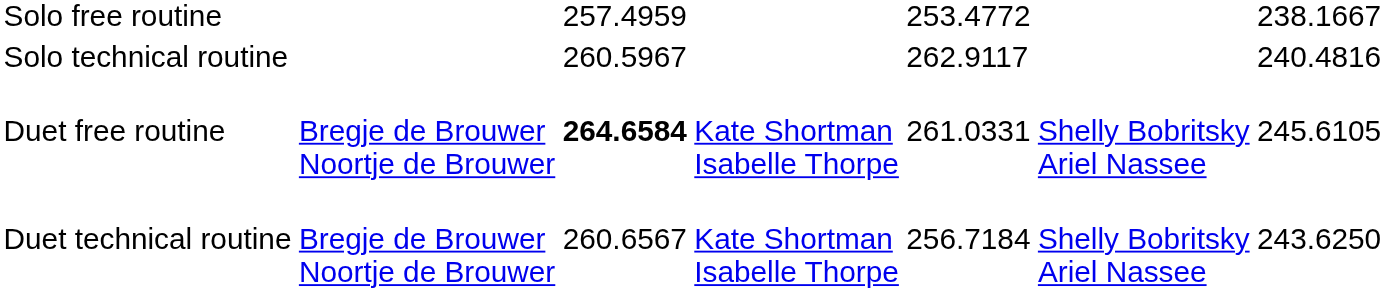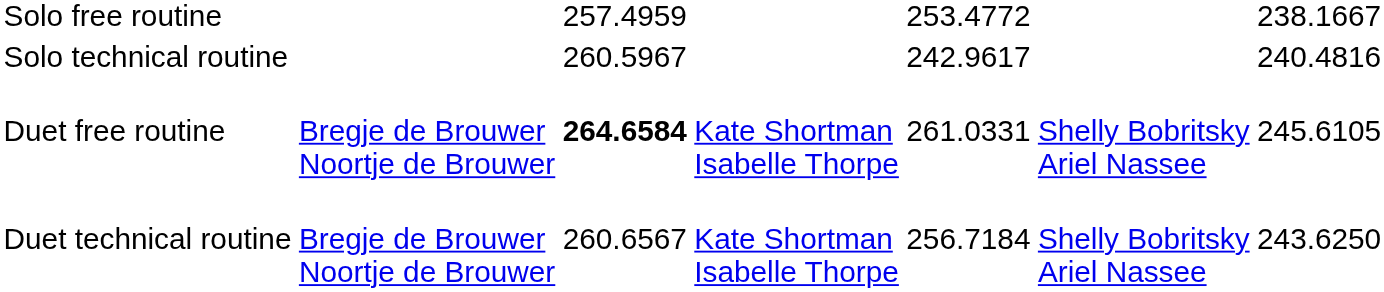(967, 56) 262.9117 -> (968, 56) 242.9617
